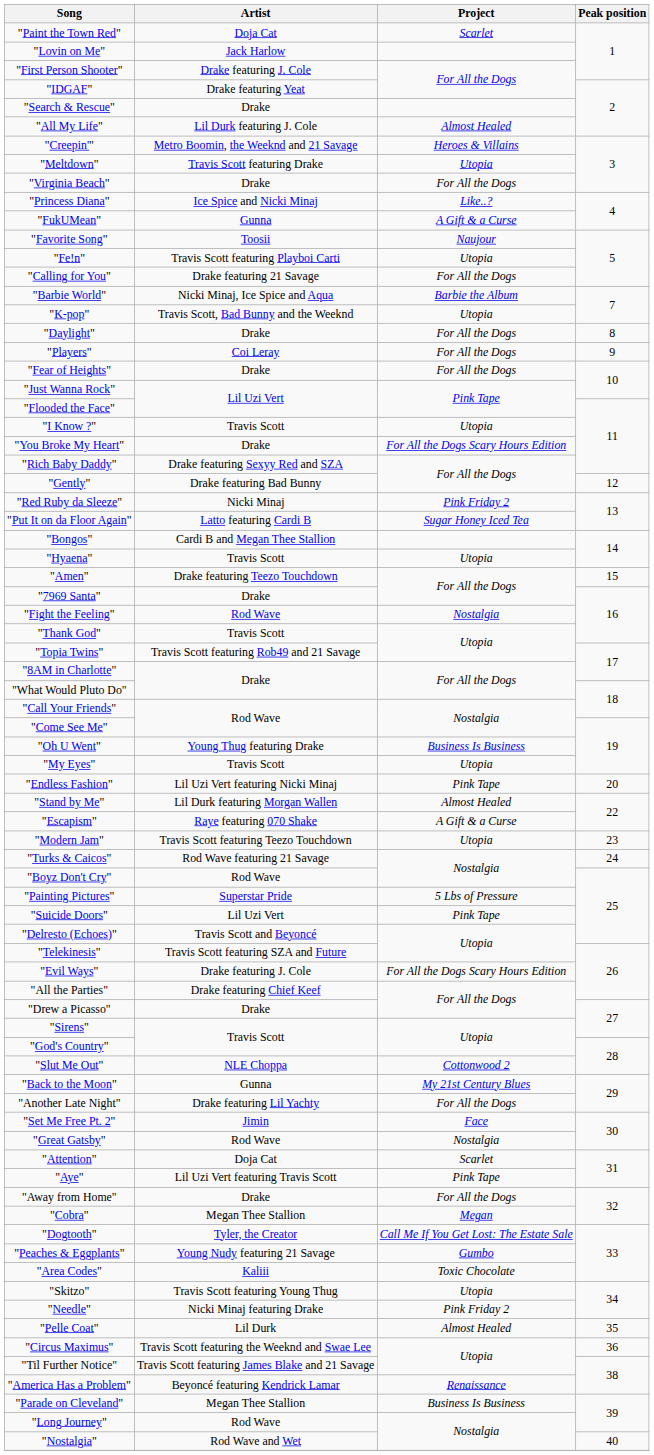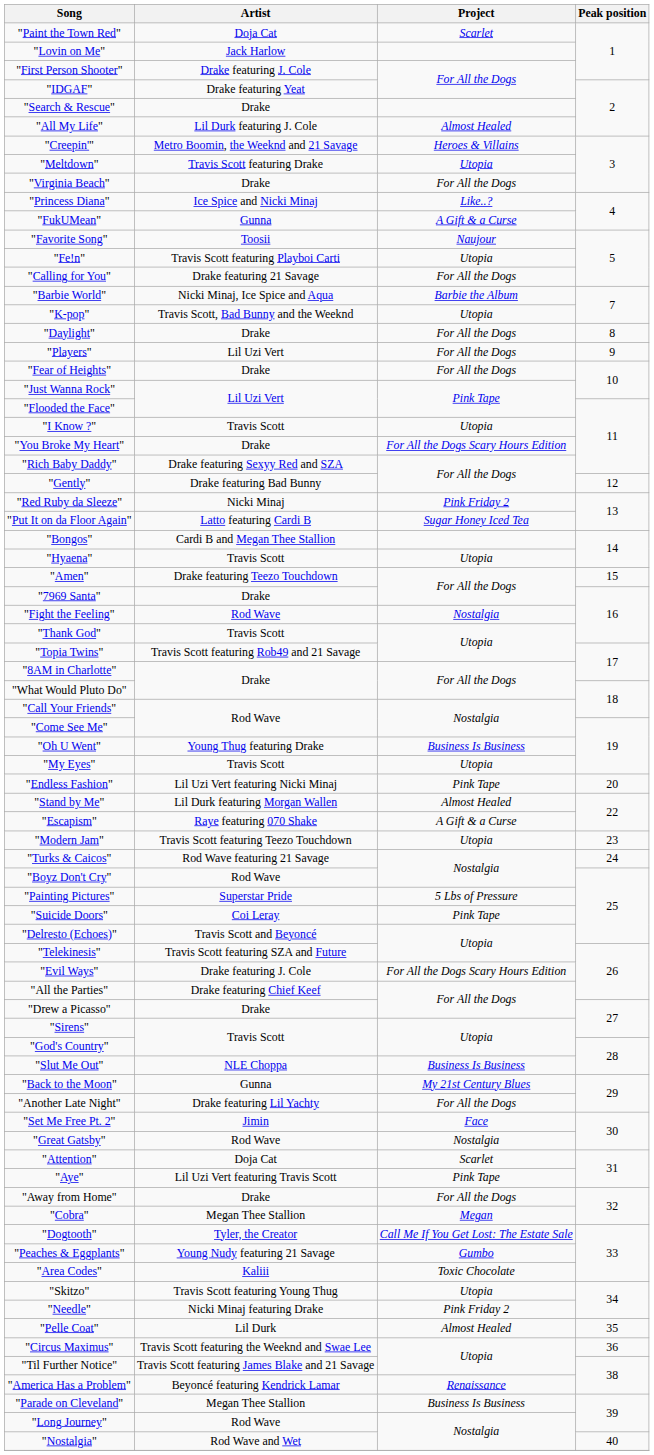(256, 351) Coi Leray -> (256, 351) Lil Uzi Vert
(256, 915) Lil Uzi Vert -> (256, 915) Coi Leray
(476, 1065) Cottonwood 2 -> (476, 1065) Business Is Business
